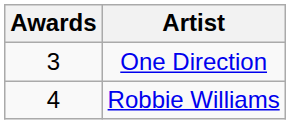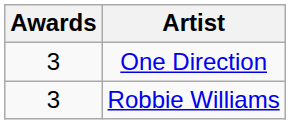(53, 99) 4 -> (53, 99) 3
